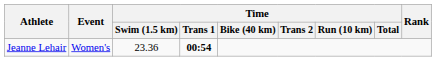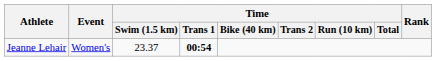(146, 47) 23.36 -> (146, 47) 23.37
